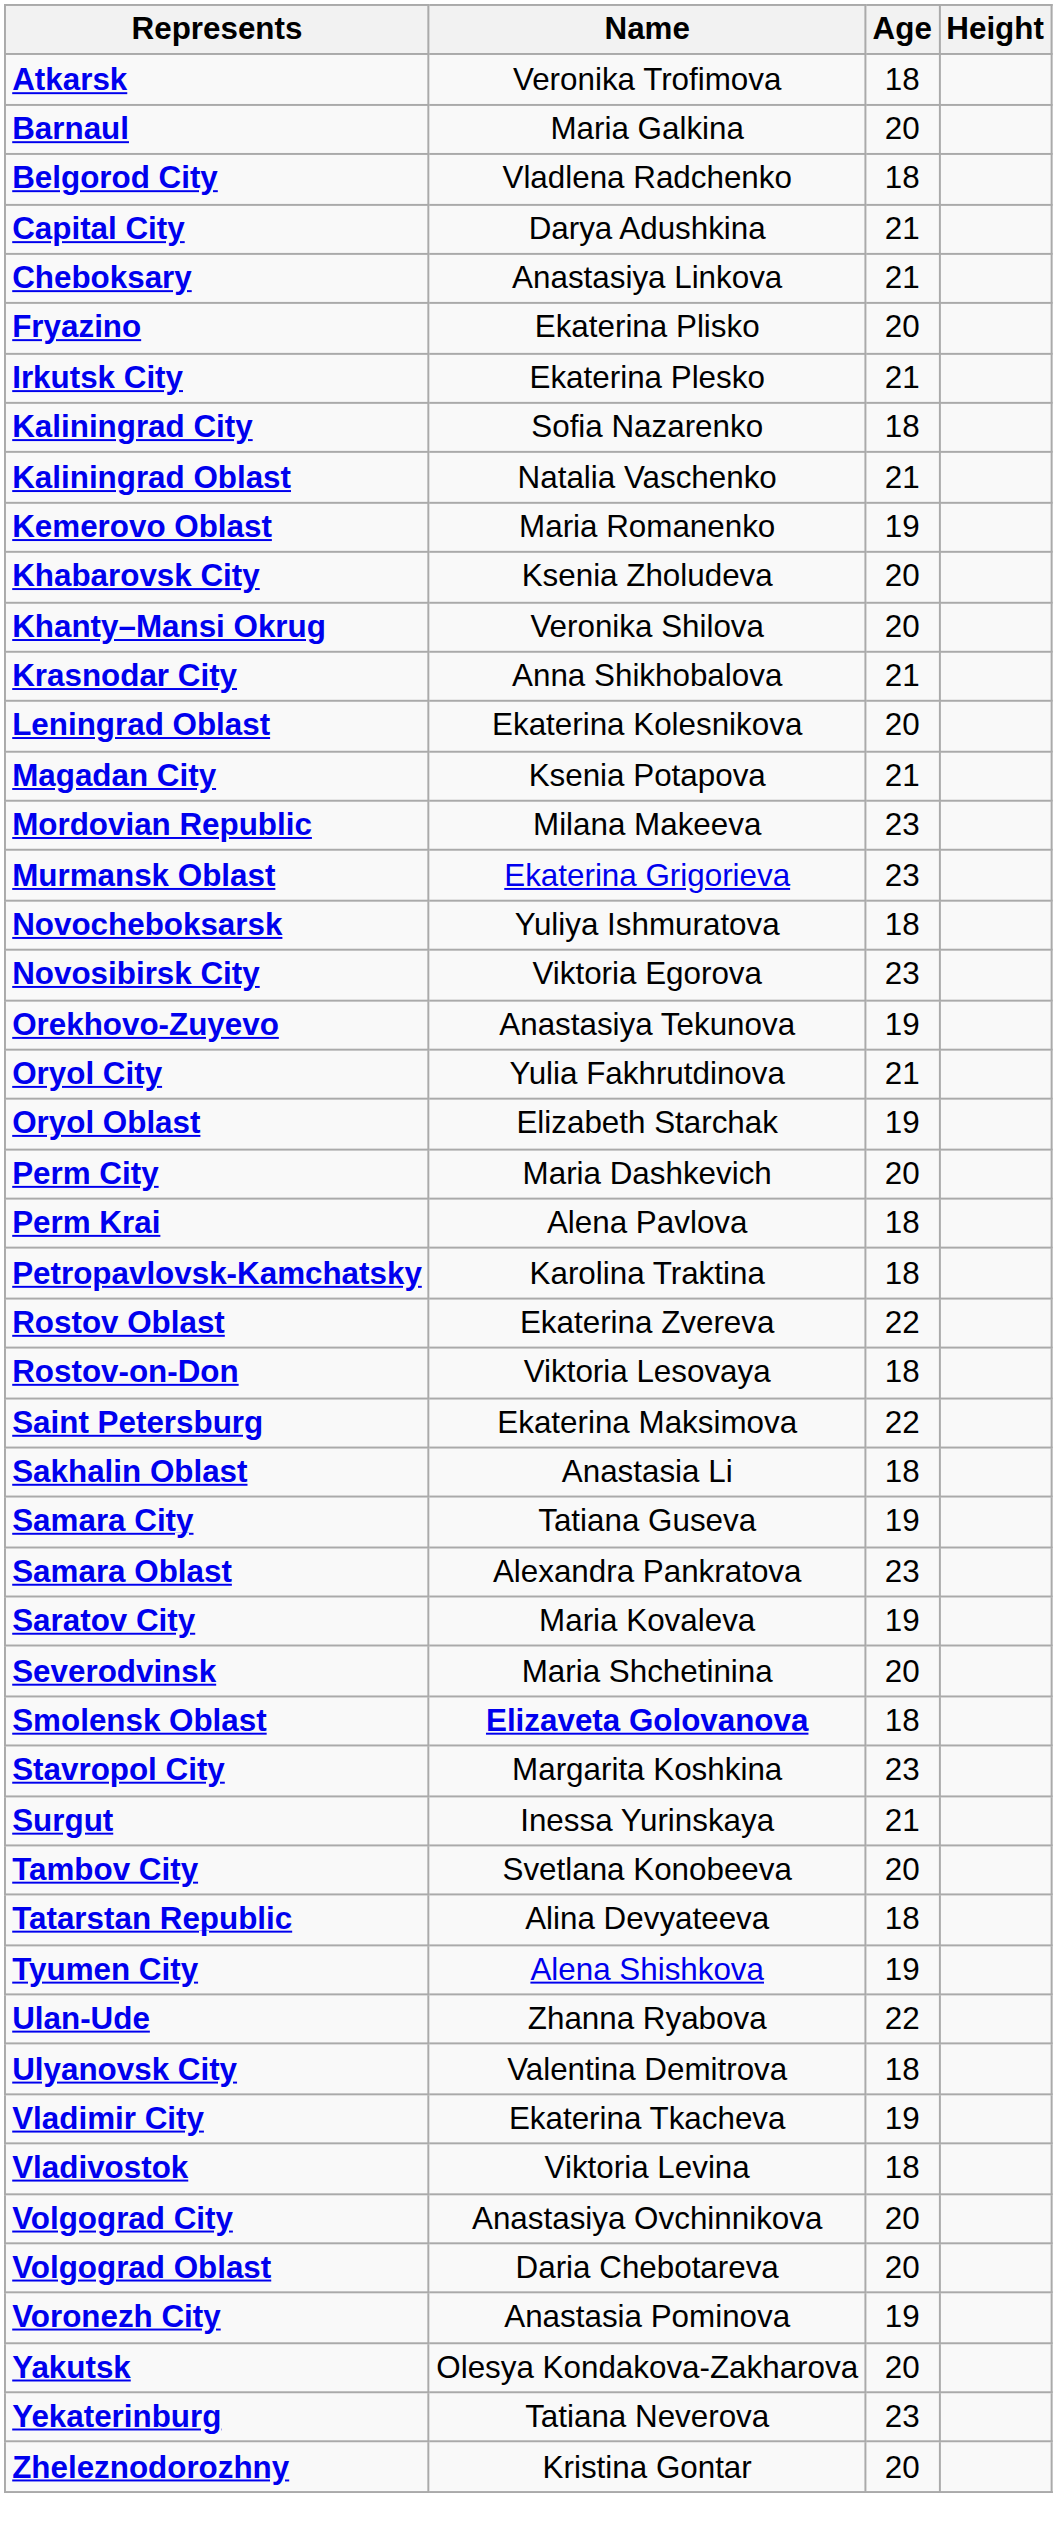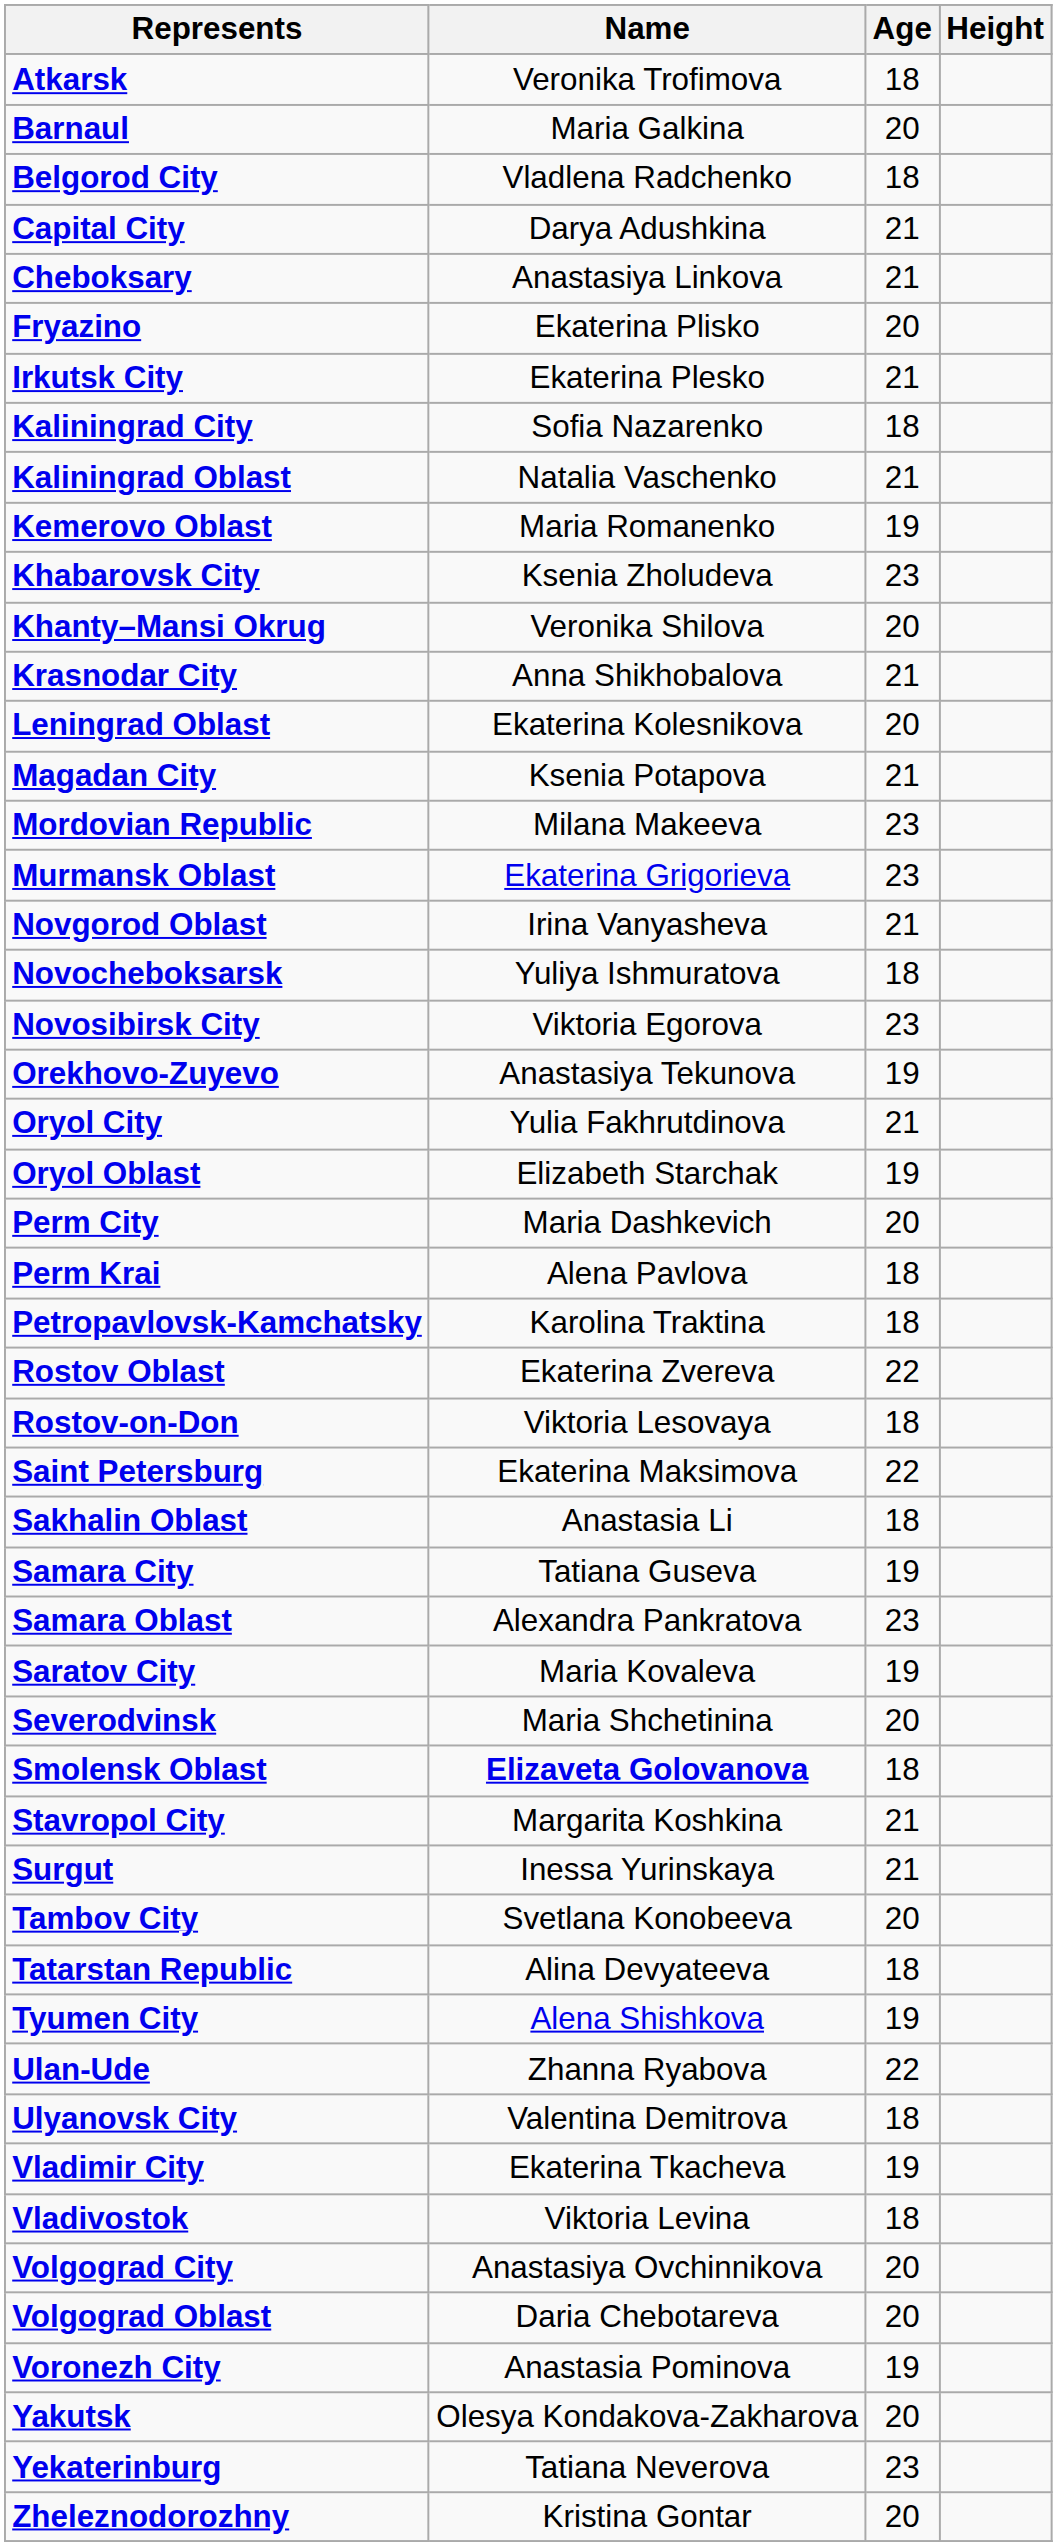(902, 576) 20 -> (902, 576) 23
+ row: (139, 924)
(902, 1770) 23 -> (902, 1819) 21
